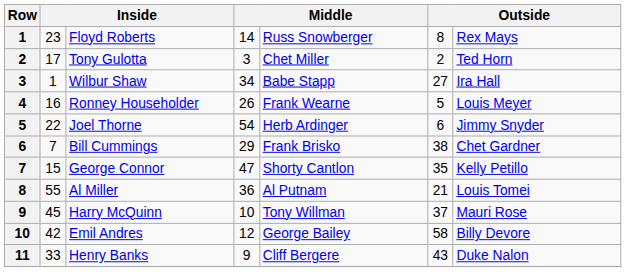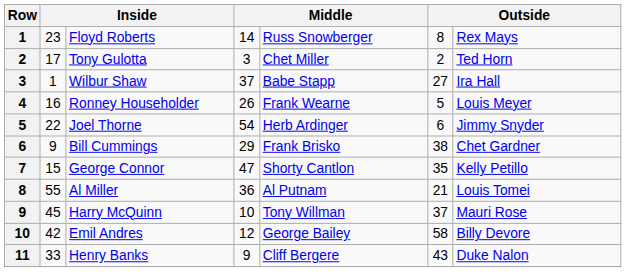(247, 81) 34 -> (247, 81) 37
(53, 147) 7 -> (53, 147) 9
